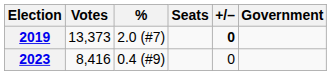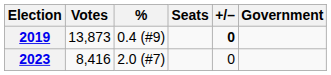(89, 37) 13,373 -> (89, 37) 13,873
(141, 37) 2.0 (#7) -> (141, 37) 0.4 (#9)
(141, 59) 0.4 (#9) -> (141, 59) 2.0 (#7)
